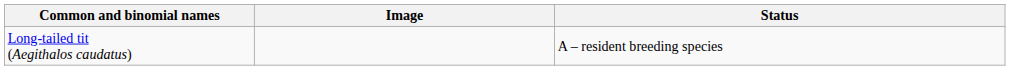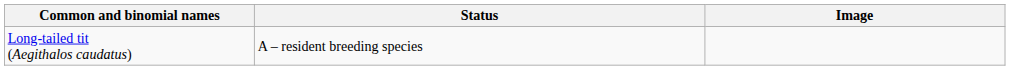columns swapped: (405, 15) <-> (780, 15)
